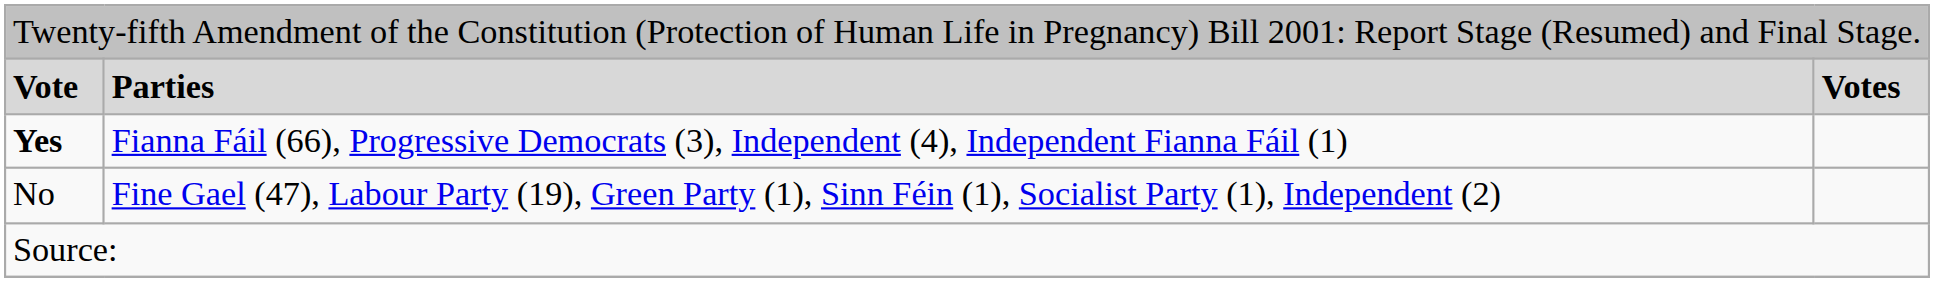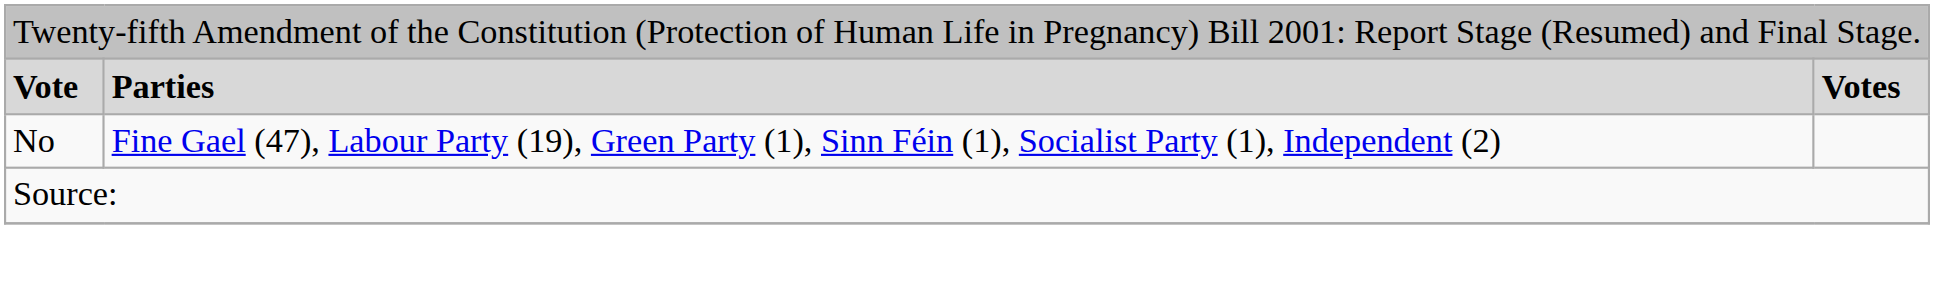- row: (38, 140)
